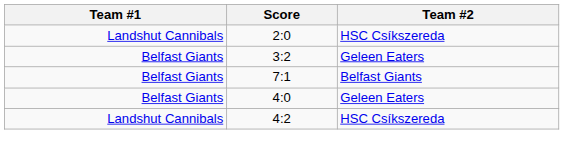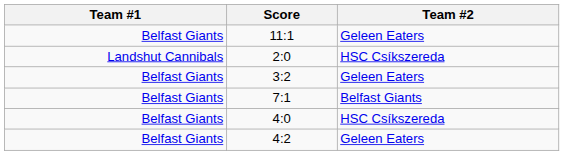+ row: (282, 35)
(382, 98) Geleen Eaters -> (392, 118) HSC Csíkszereda
(165, 118) Landshut Cannibals -> (182, 139) Belfast Giants
(392, 118) HSC Csíkszereda -> (382, 139) Geleen Eaters
